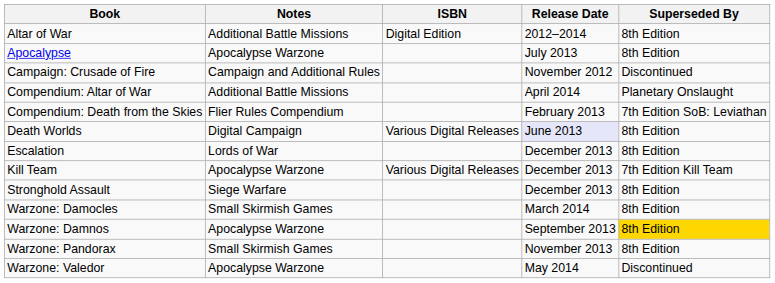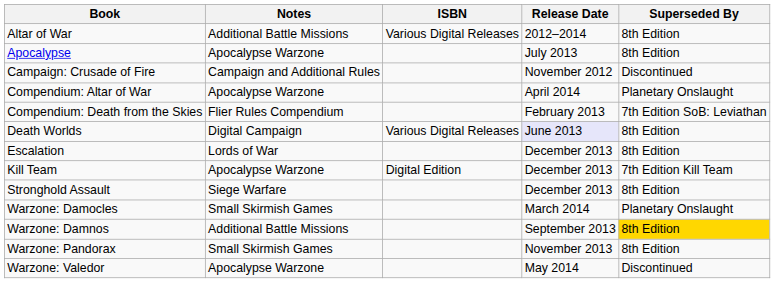(423, 33) Digital Edition -> (452, 33) Various Digital Releases
(278, 92) Additional Battle Missions -> (266, 92) Apocalypse Warzone
(452, 170) Various Digital Releases -> (423, 170) Digital Edition
(651, 209) 8th Edition -> (677, 209) Planetary Onslaught
(266, 229) Apocalypse Warzone -> (278, 229) Additional Battle Missions
